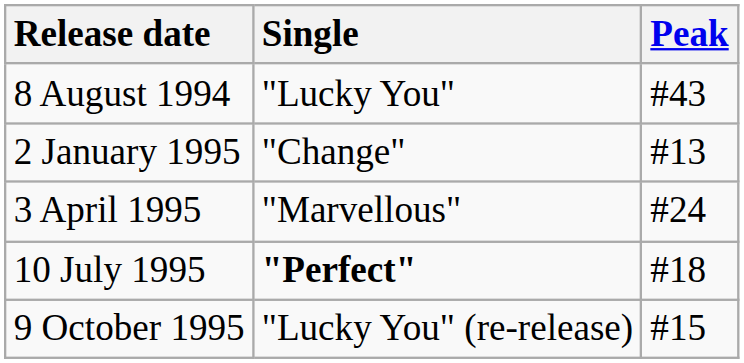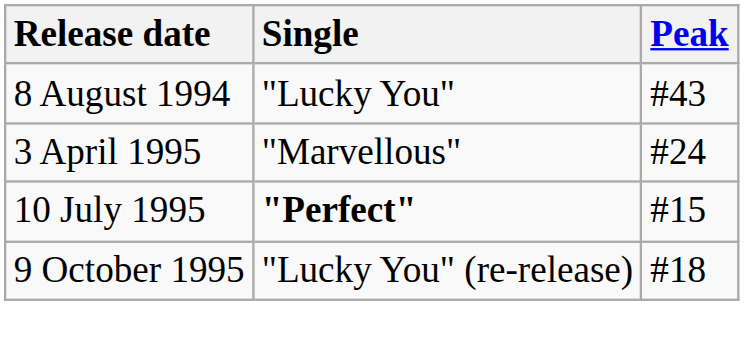- row: (127, 151)
(678, 269) #18 -> (678, 210) #15
(678, 328) #15 -> (678, 269) #18
